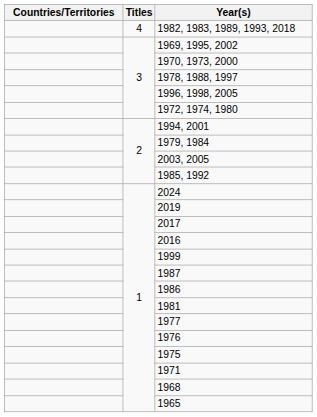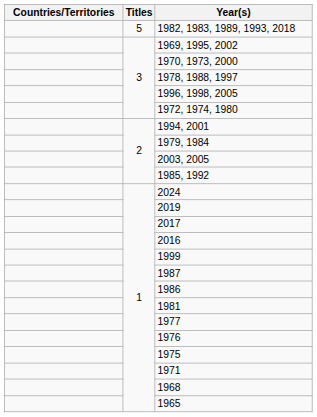(139, 28) 4 -> (139, 28) 5
